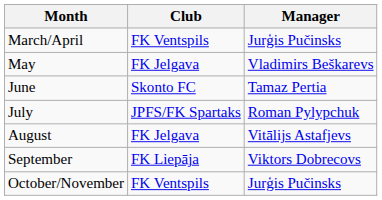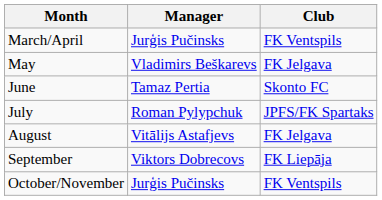columns swapped: (311, 16) <-> (186, 16)
